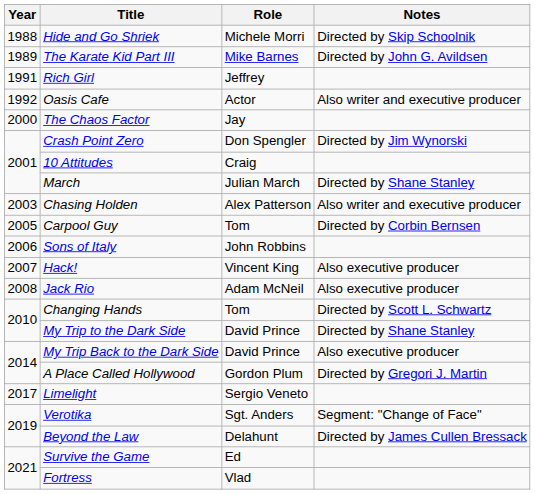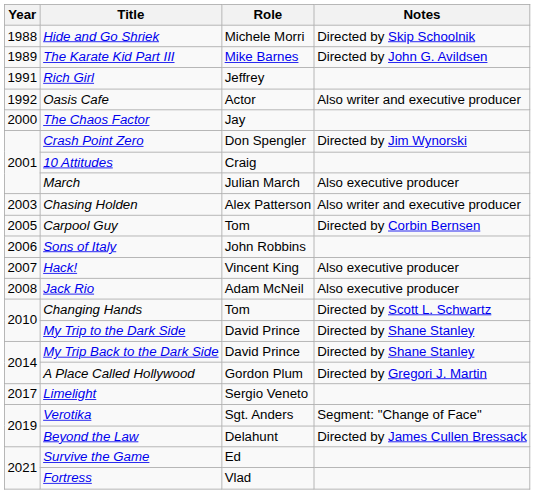(396, 183) Directed by Shane Stanley -> (388, 183) Also executive producer
(388, 352) Also executive producer -> (396, 352) Directed by Shane Stanley
